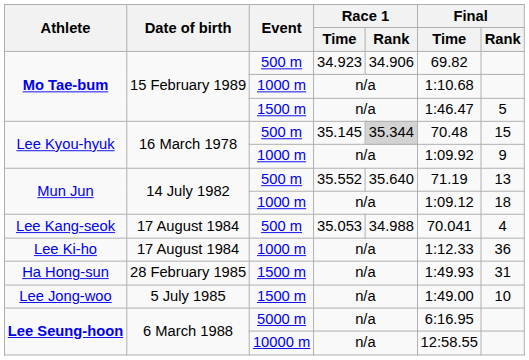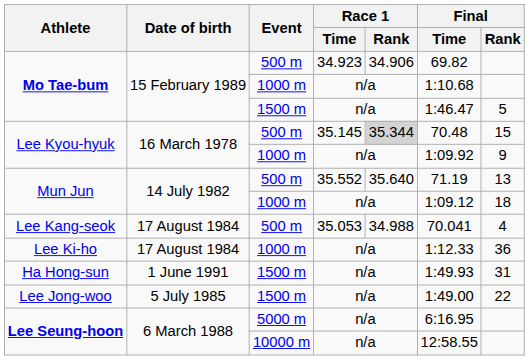(188, 272) 28 February 1985 -> (188, 272) 1 June 1991
(503, 296) 10 -> (503, 296) 22
